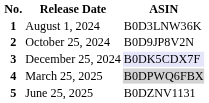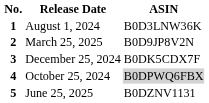(68, 42) October 25, 2024 -> (64, 42) March 25, 2025
(162, 59) lavender background -> (162, 59) no background
(64, 76) March 25, 2025 -> (68, 76) October 25, 2024
